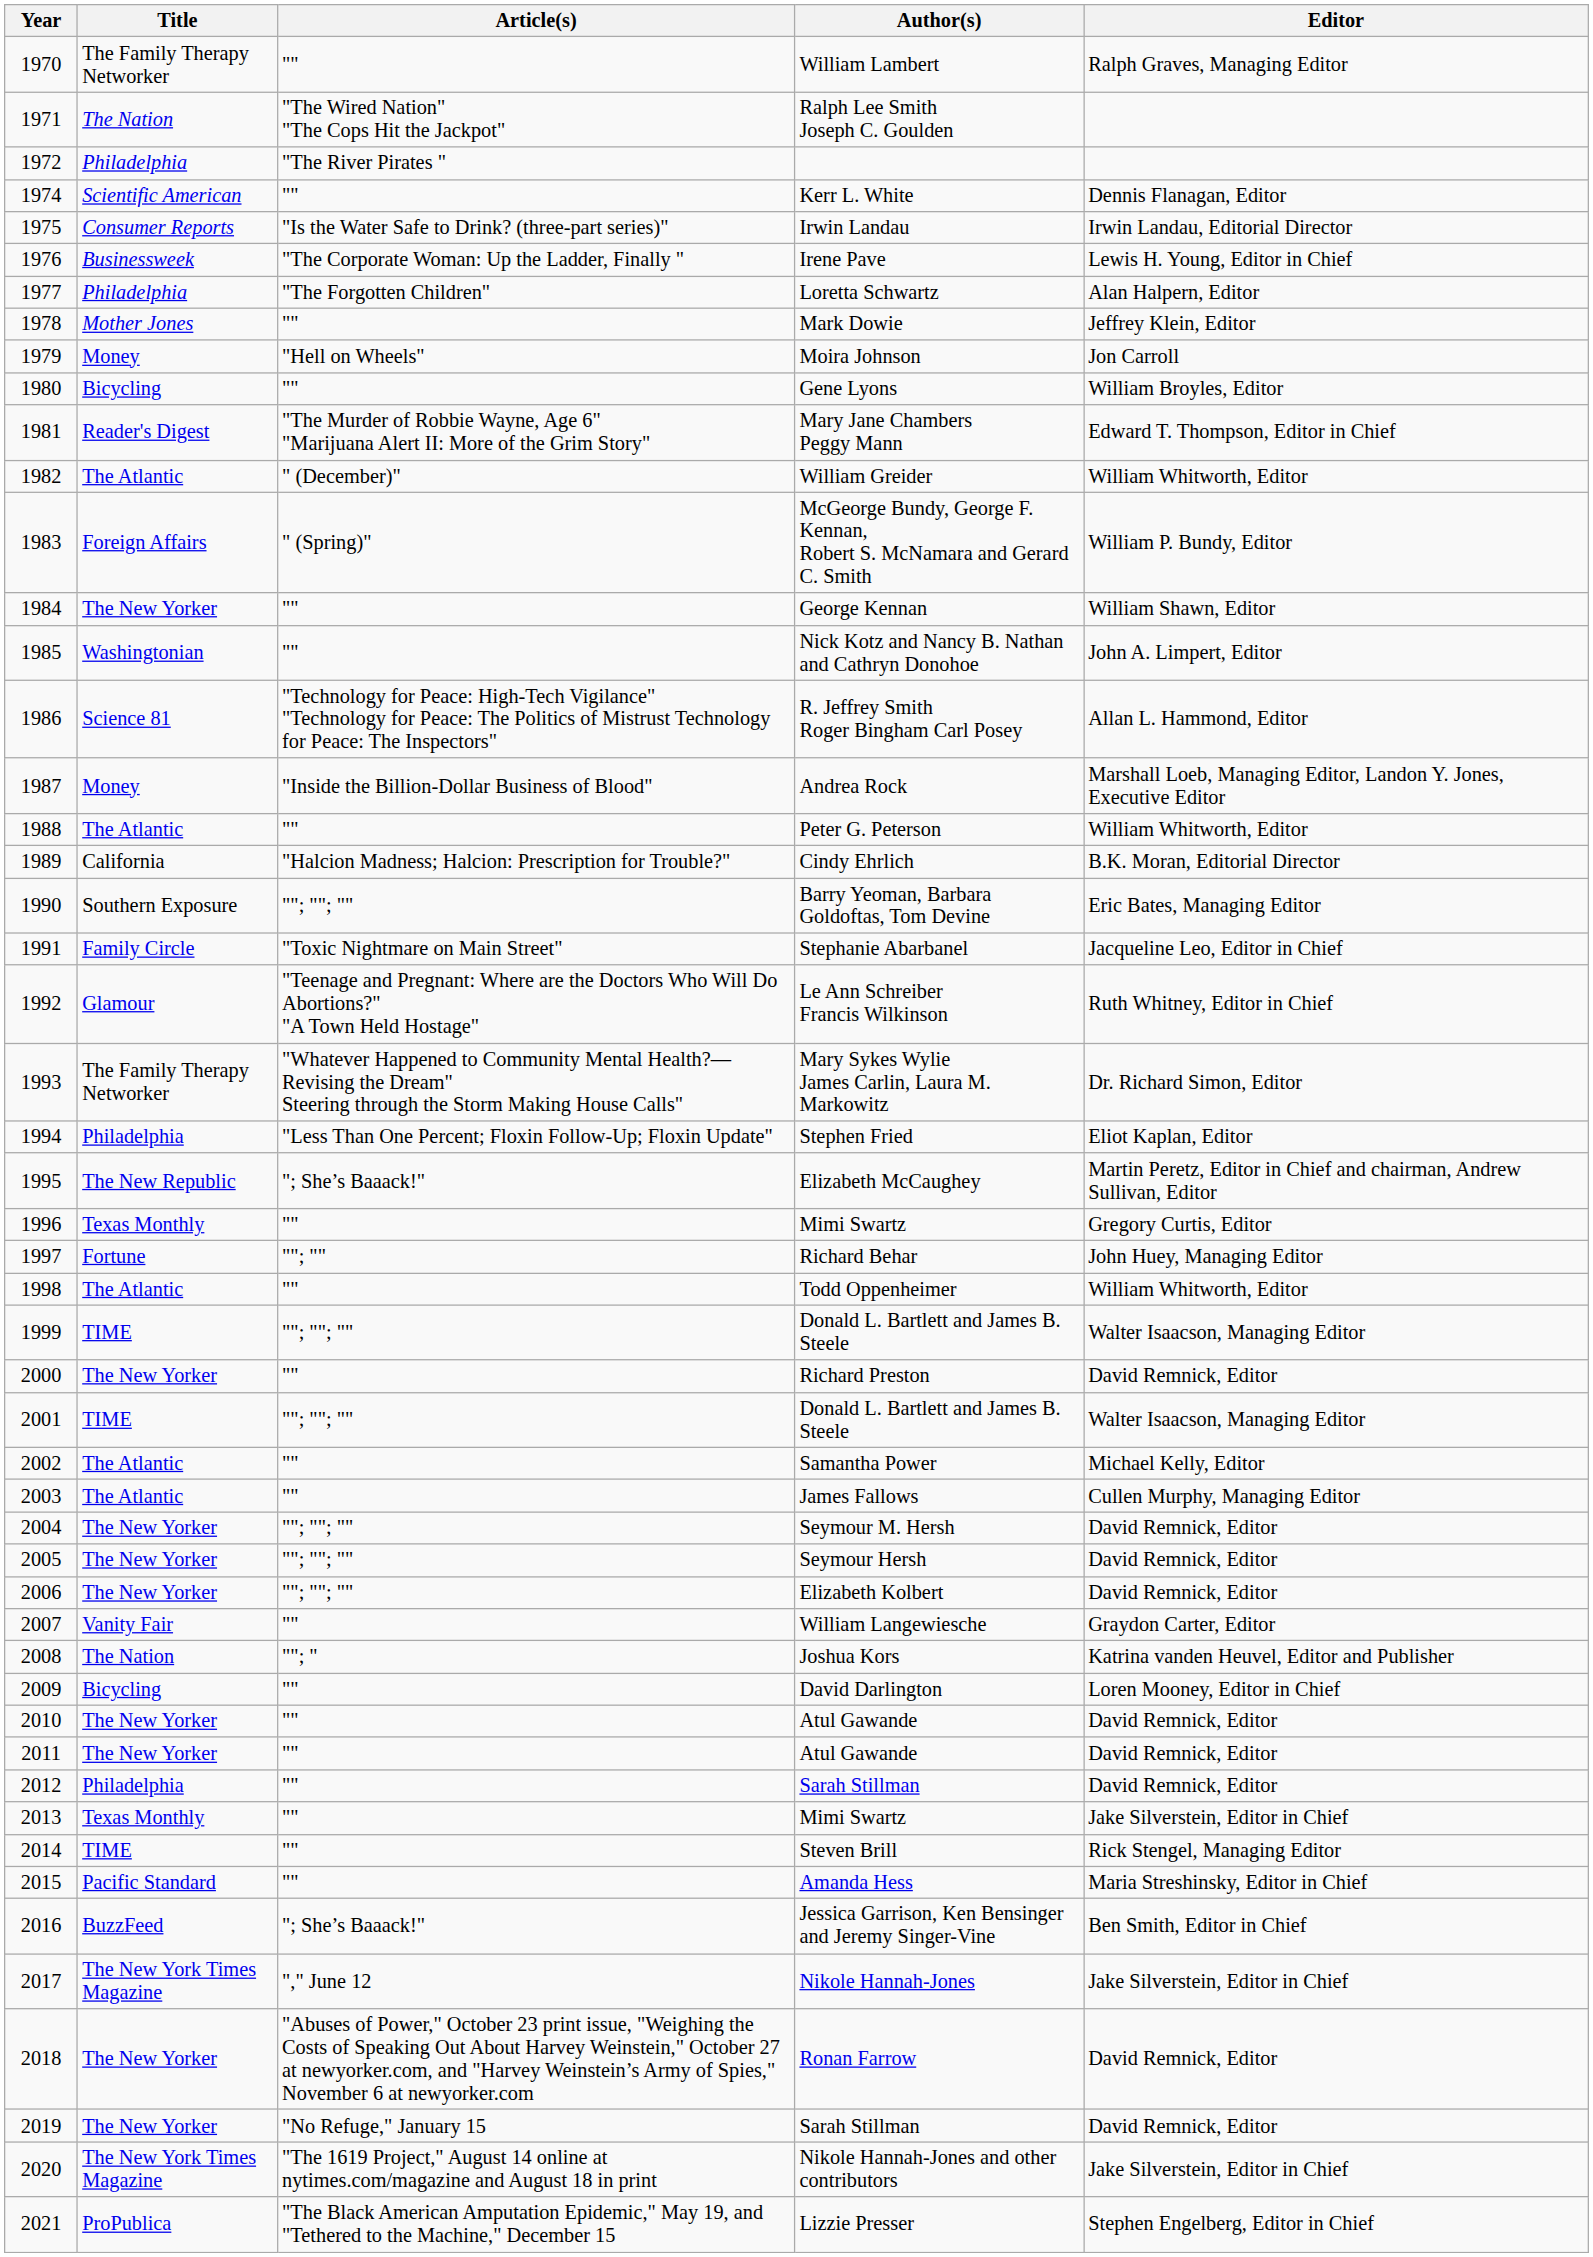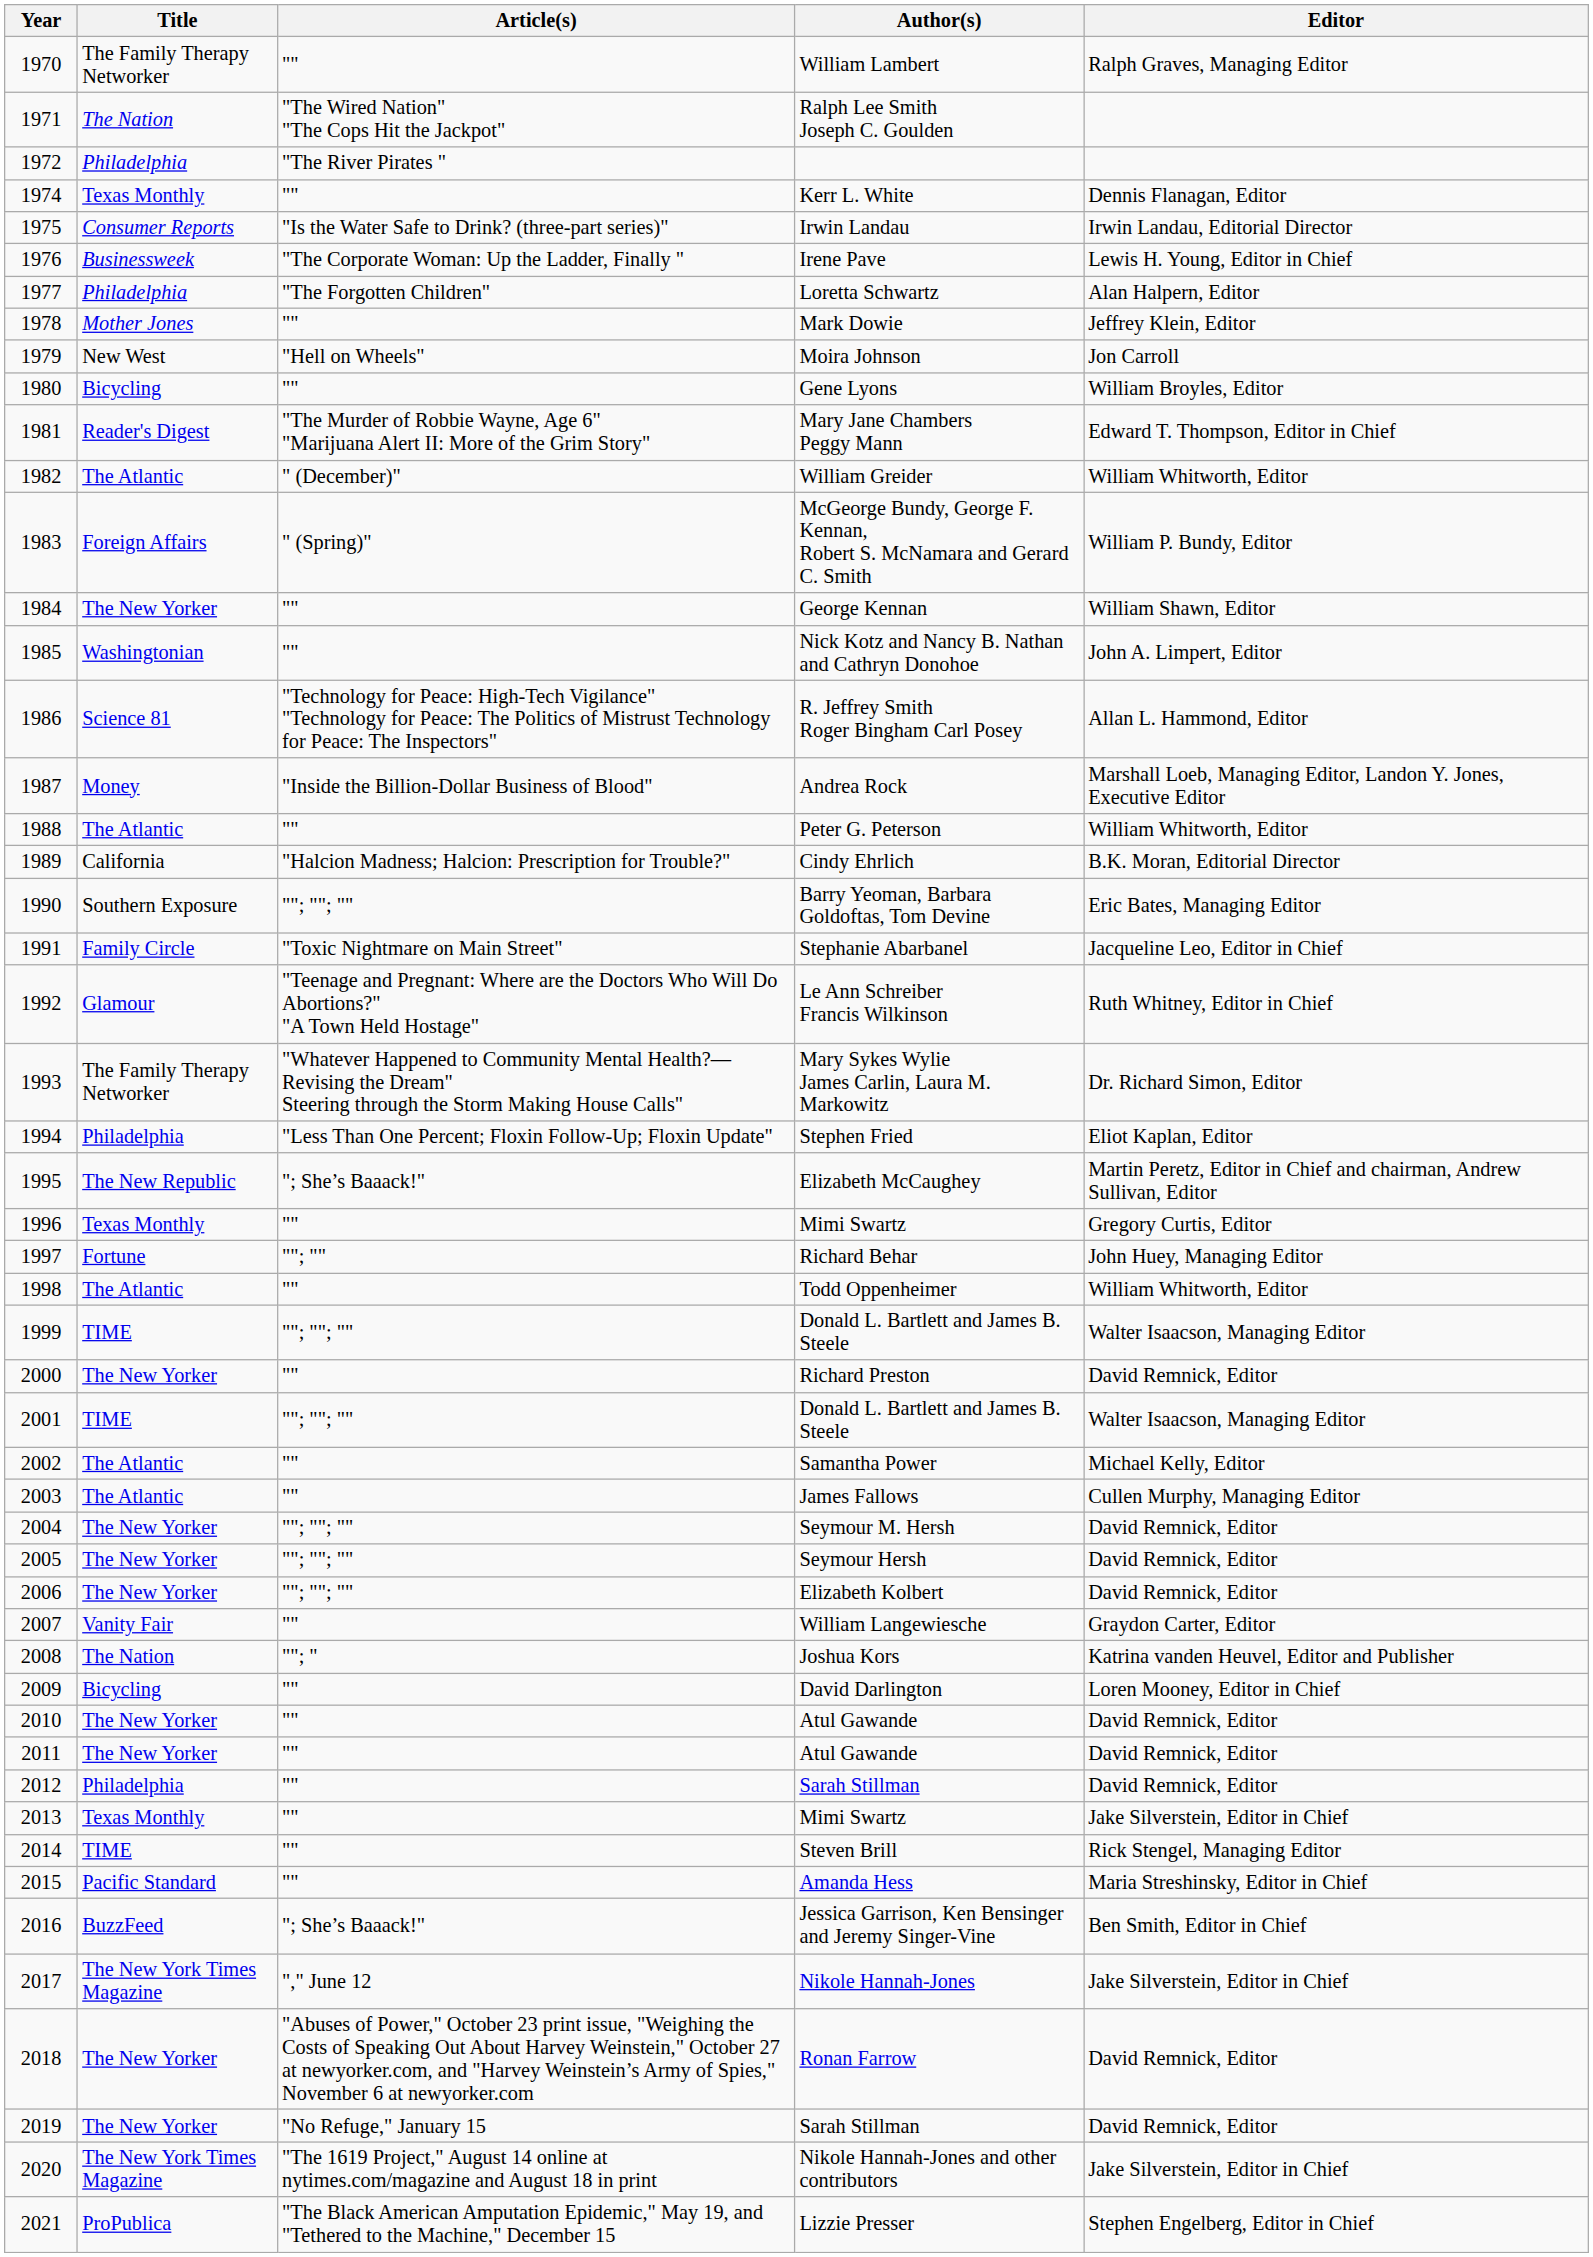(162, 195) Scientific American -> (143, 195) Texas Monthly
(111, 356) Money -> (124, 356) New West
